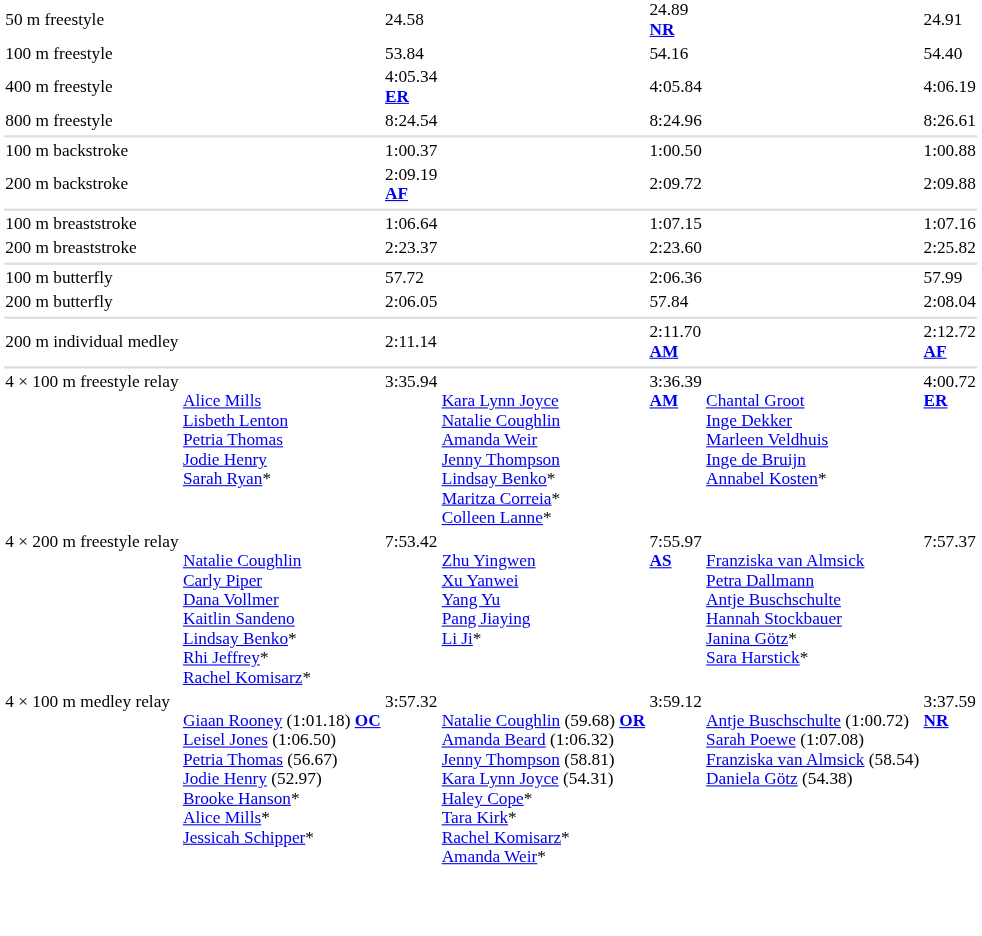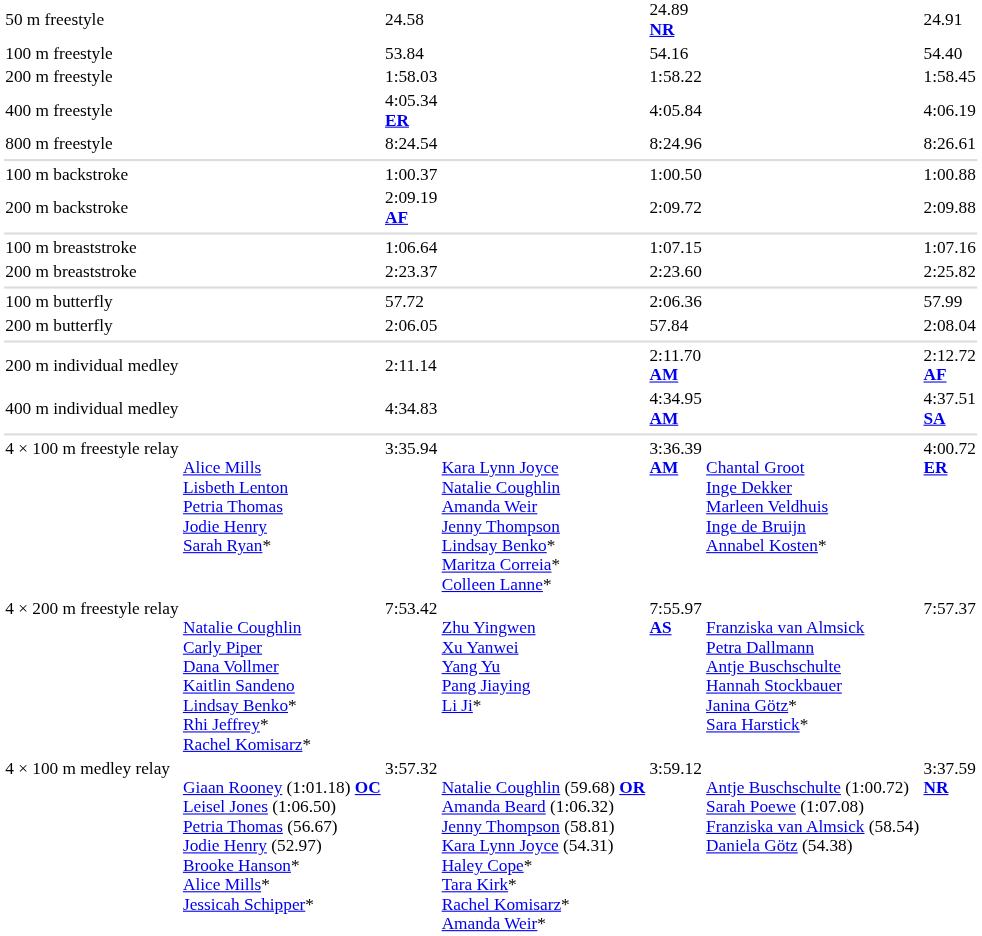+ row: (59, 76)
+ row: (92, 408)
